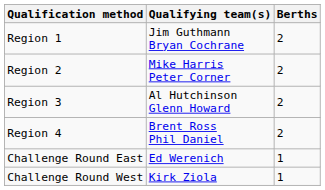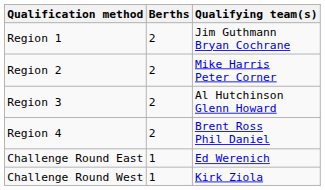columns swapped: (297, 14) <-> (210, 14)
